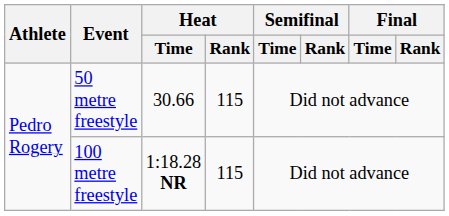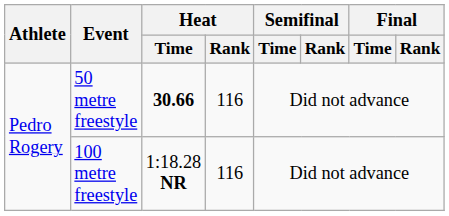(173, 100) normal -> (173, 100) bold
(230, 100) 115 -> (230, 100) 116
(230, 173) 115 -> (230, 173) 116
